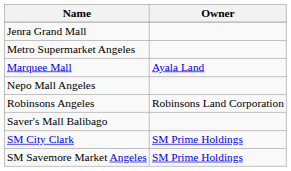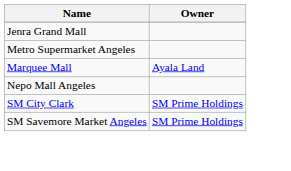- row: (51, 103)
- row: (57, 121)
